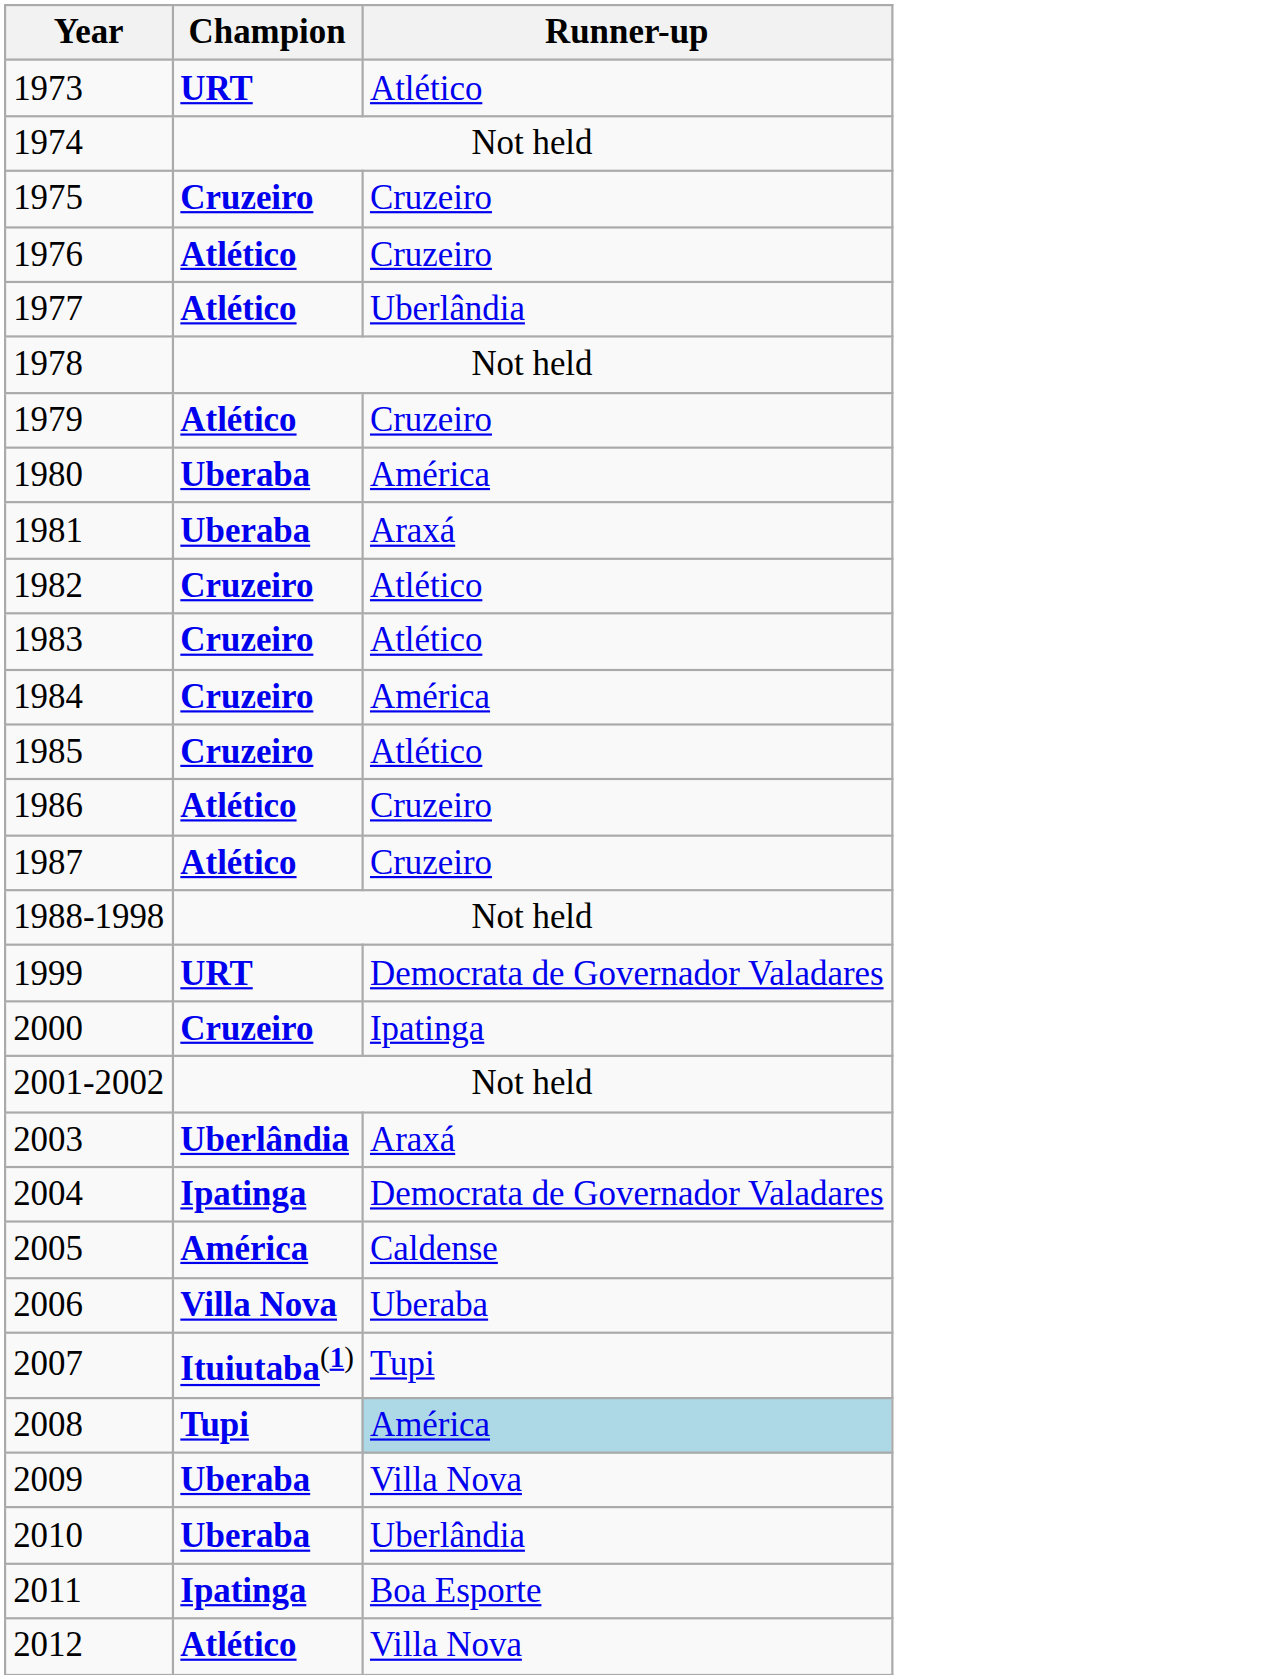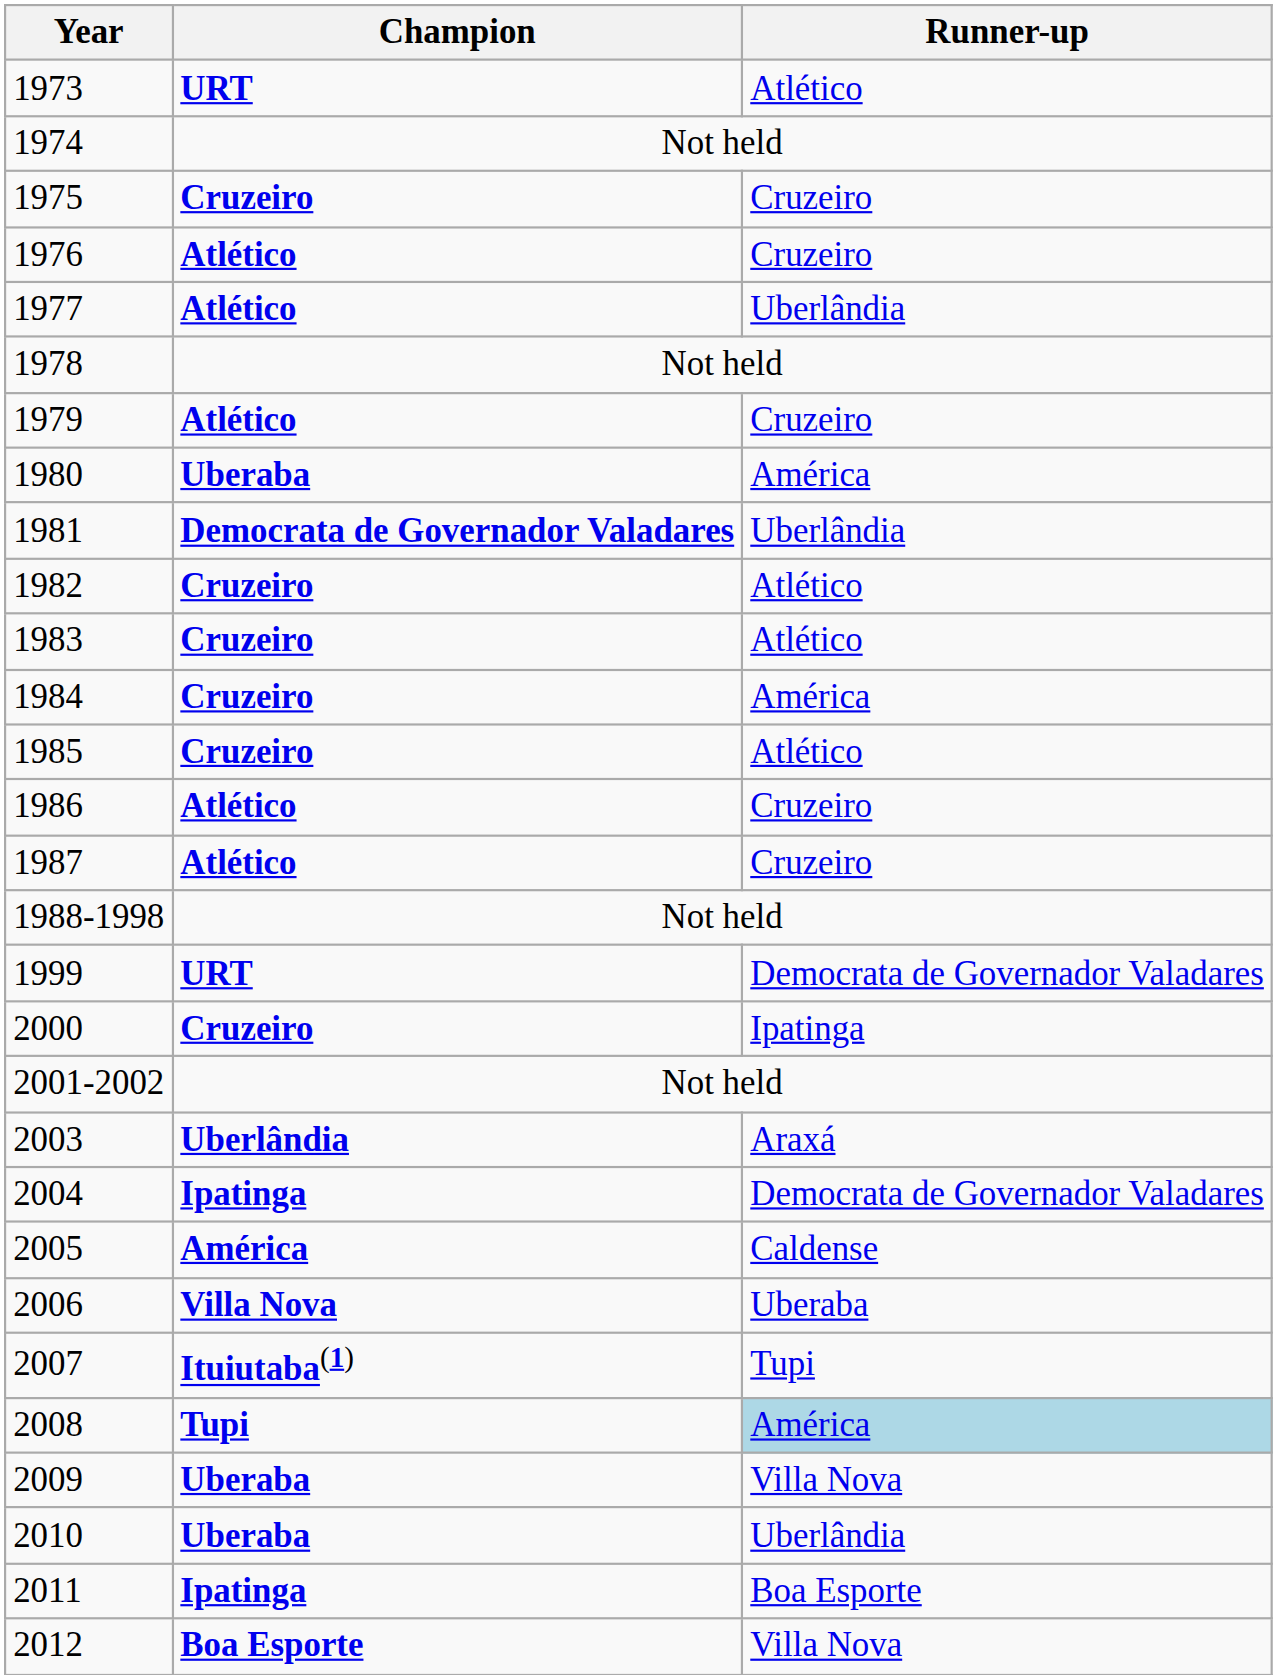(245, 530) Uberaba -> (457, 530) Democrata de Governador Valadares
(413, 530) Araxá -> (828, 530) Uberlândia
(238, 1645) Atlético -> (272, 1645) Boa Esporte
